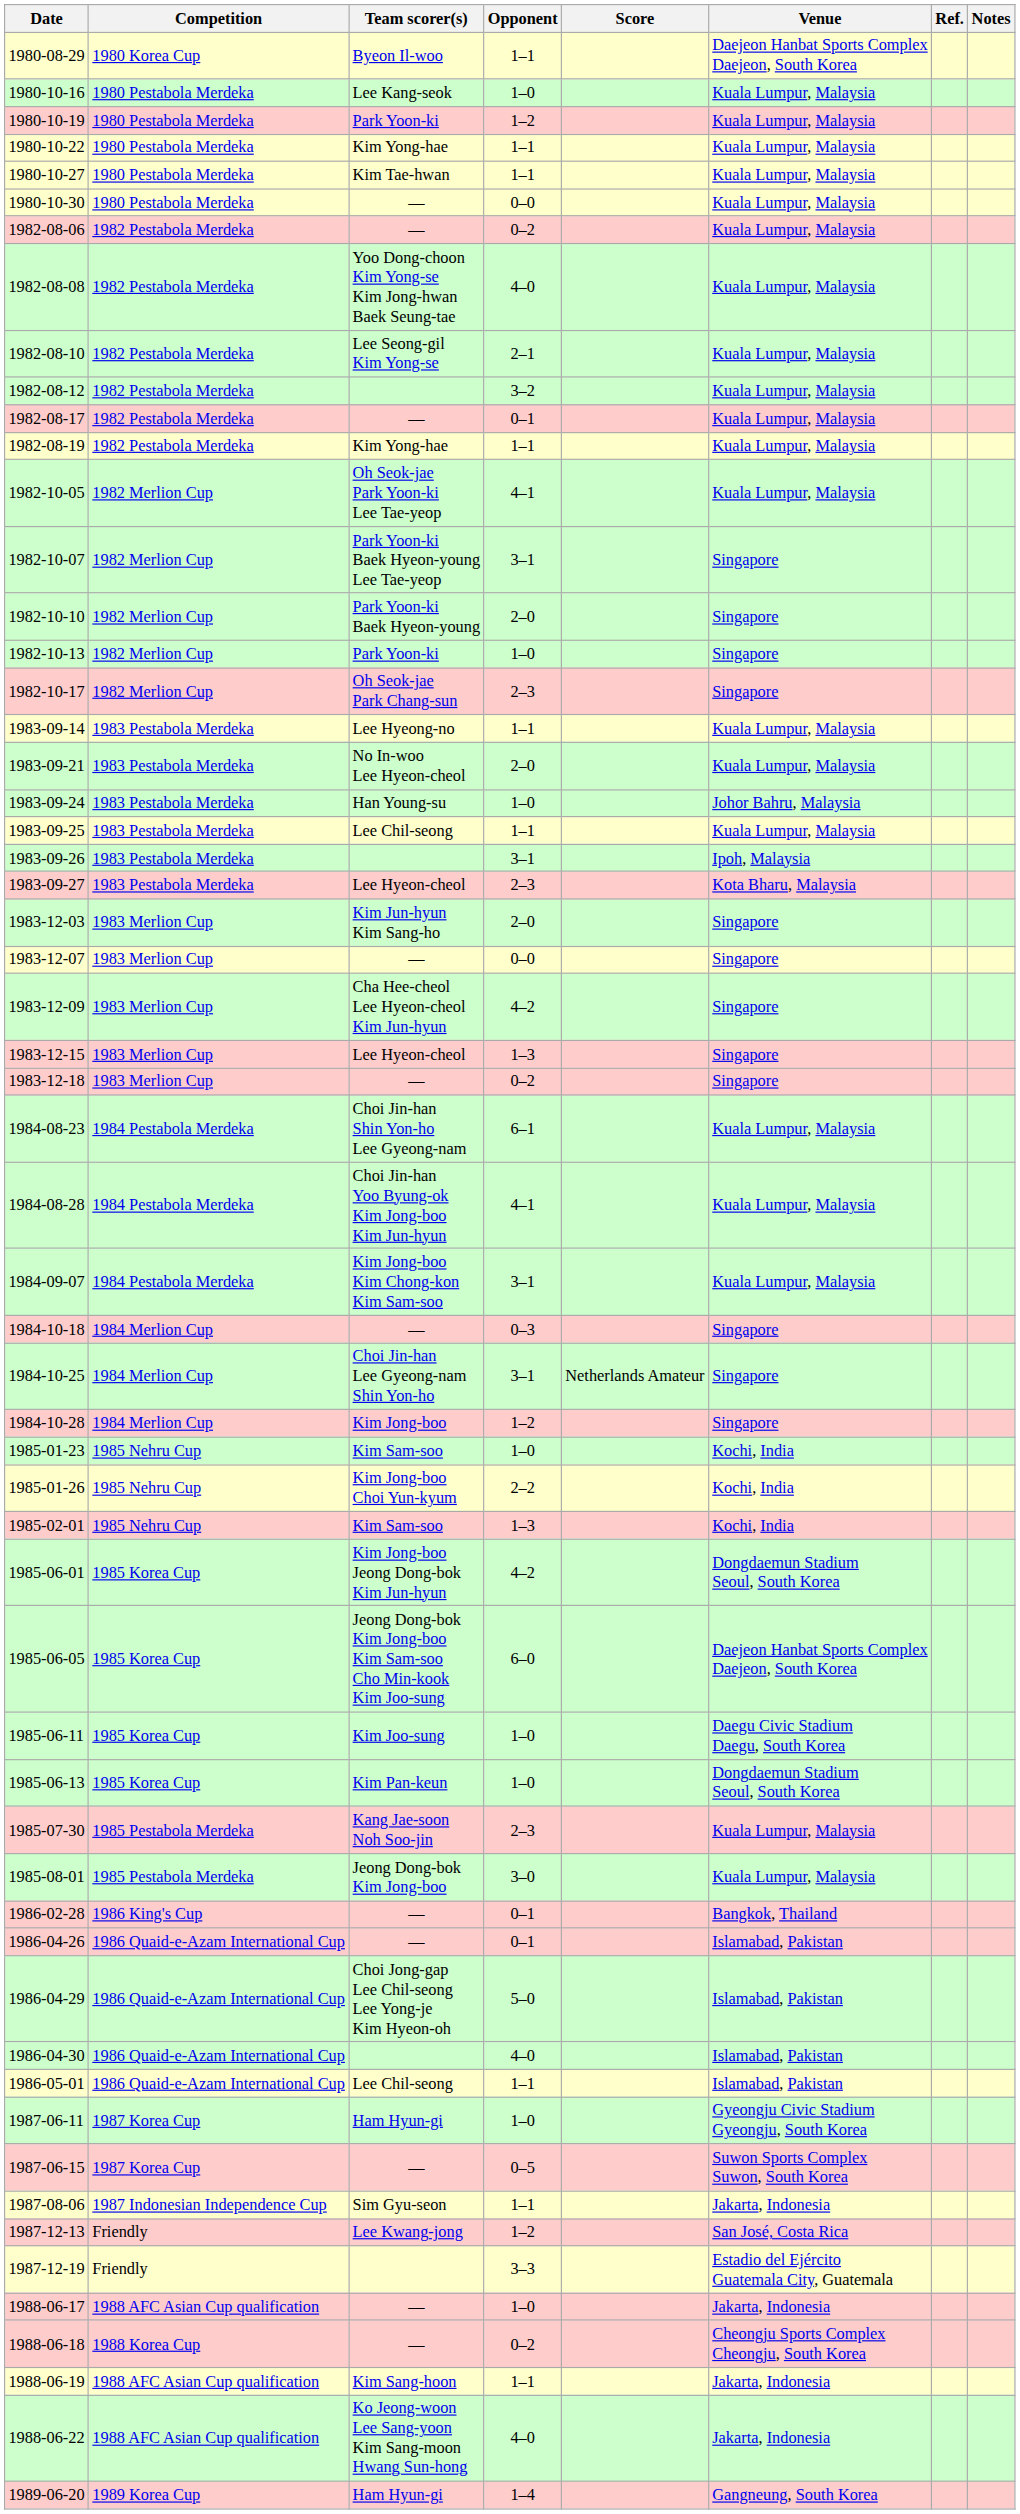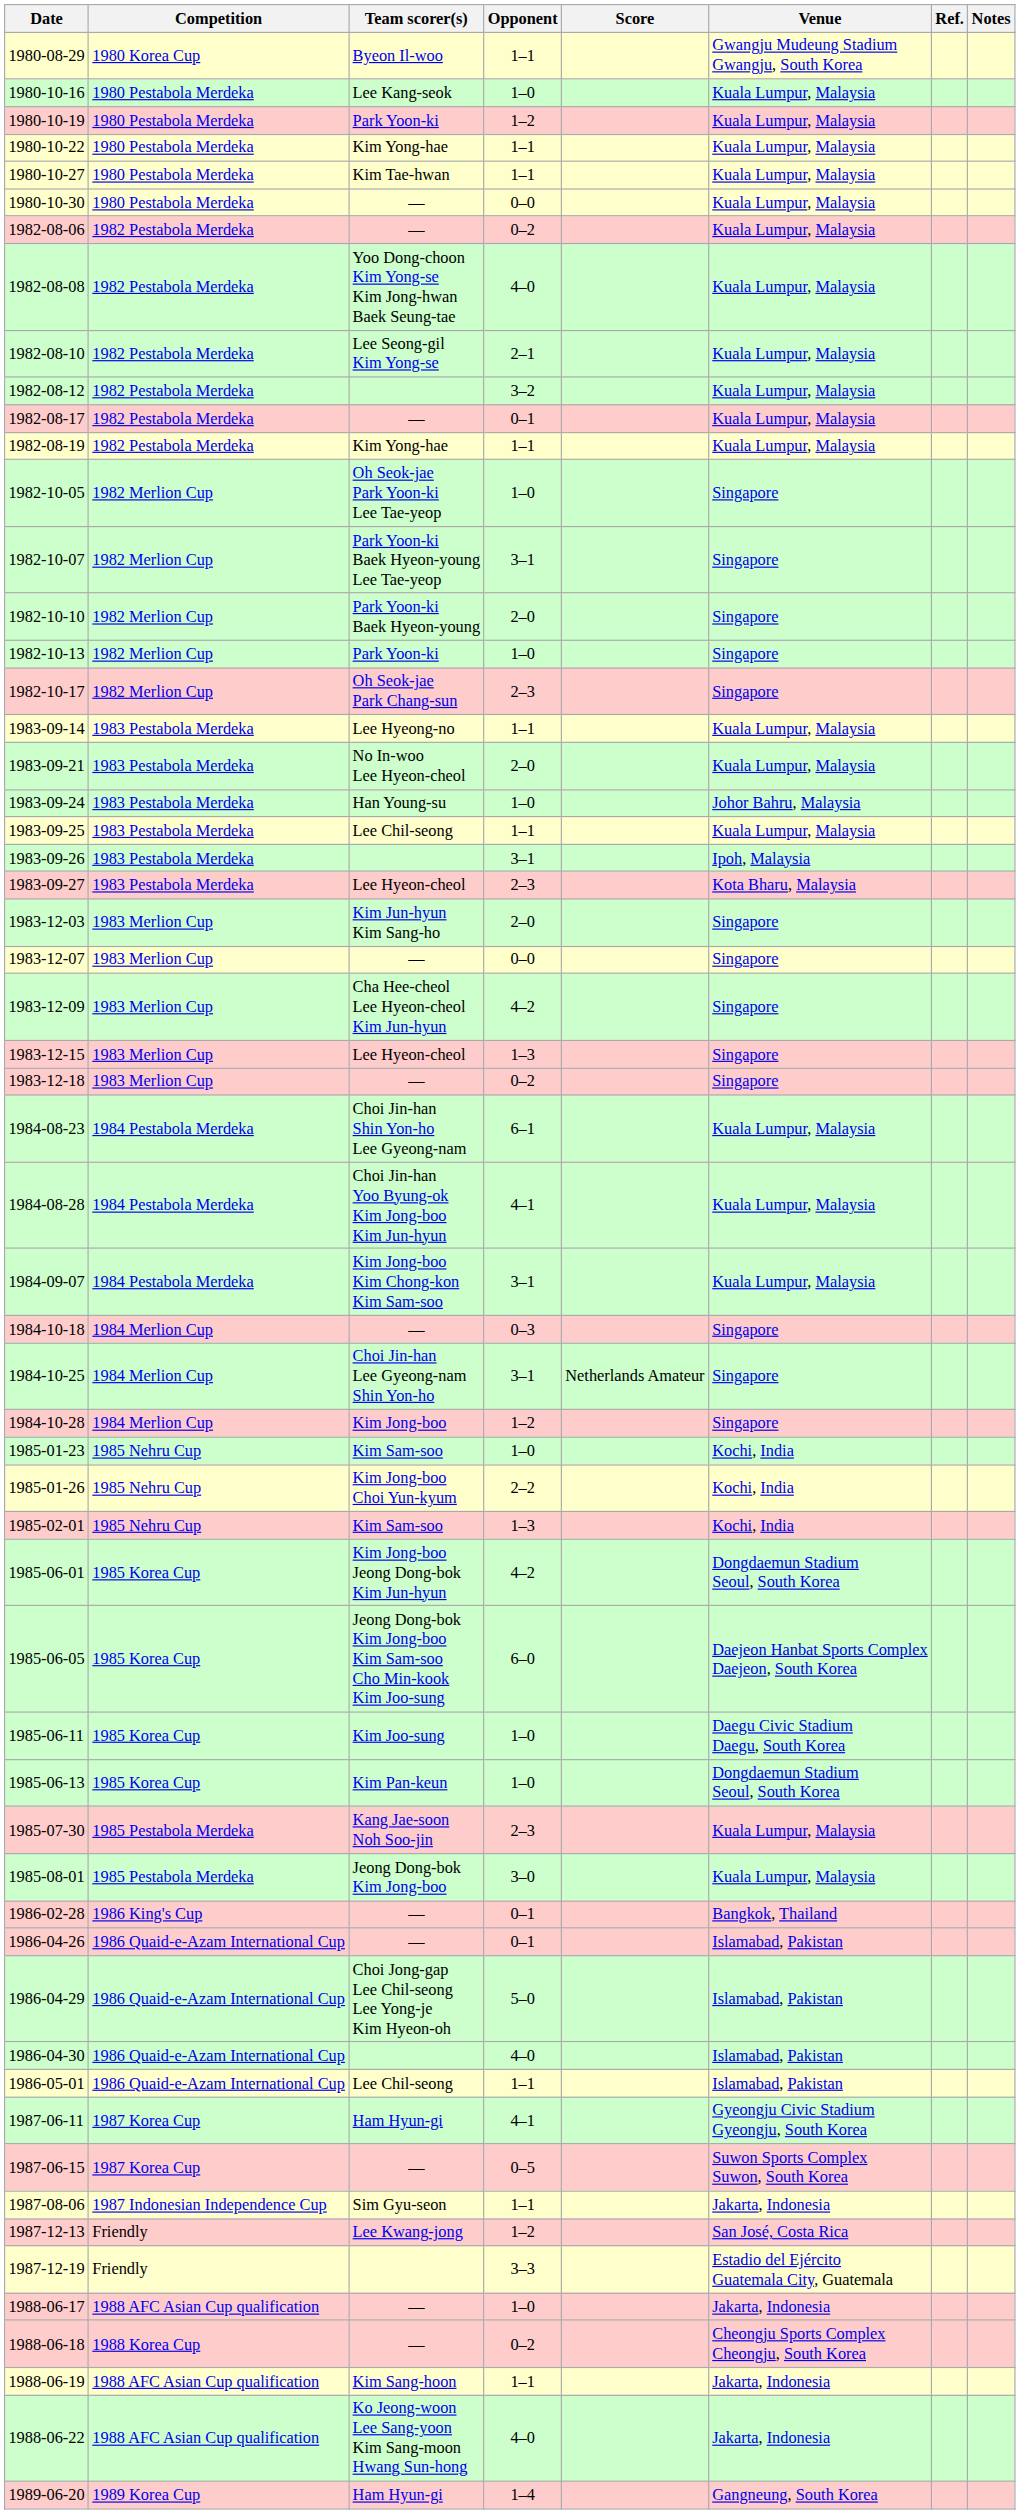(820, 55) Daejeon Hanbat Sports Complex Daejeon, South Korea -> (805, 55) Gwangju Mudeung Stadium Gwangju, South Korea
(523, 492) 4–1 -> (523, 492) 1–0
(794, 492) Kuala Lumpur, Malaysia -> (745, 492) Singapore
(523, 2120) 1–0 -> (523, 2120) 4–1
